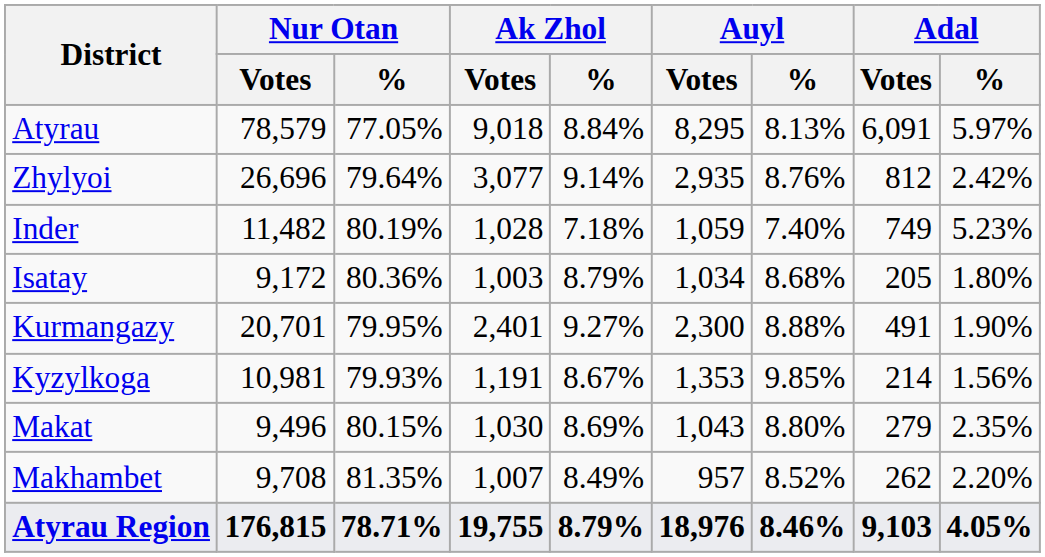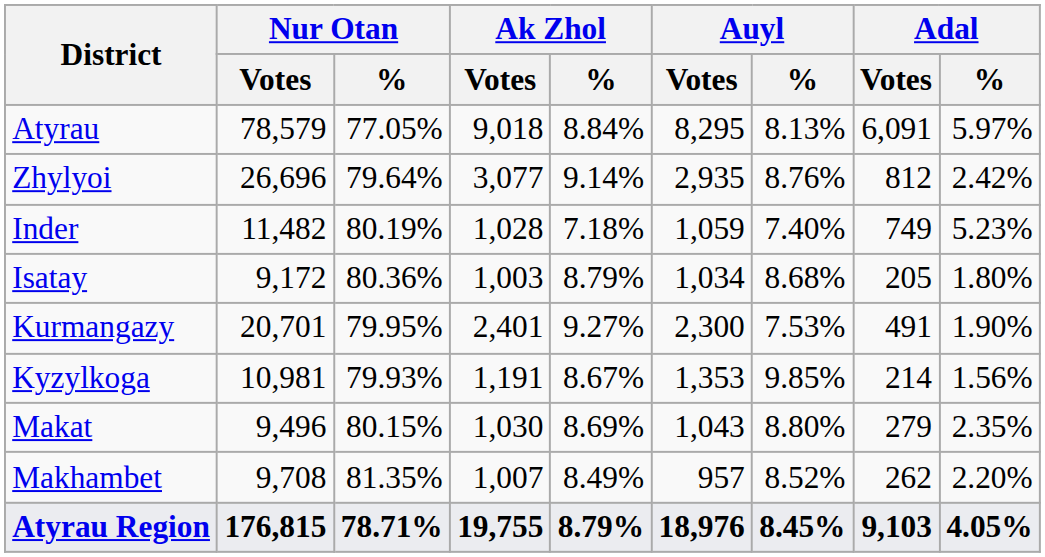(805, 327) 8.88% -> (805, 327) 7.53%
(802, 526) 8.46% -> (802, 526) 8.45%
